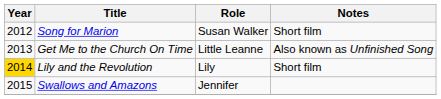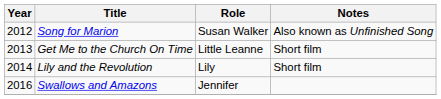(297, 31) Short film -> (353, 31) Also known as Unfinished Song
(353, 49) Also known as Unfinished Song -> (297, 49) Short film
(20, 67) gold background -> (20, 67) no background
(20, 85) 2015 -> (20, 85) 2016
